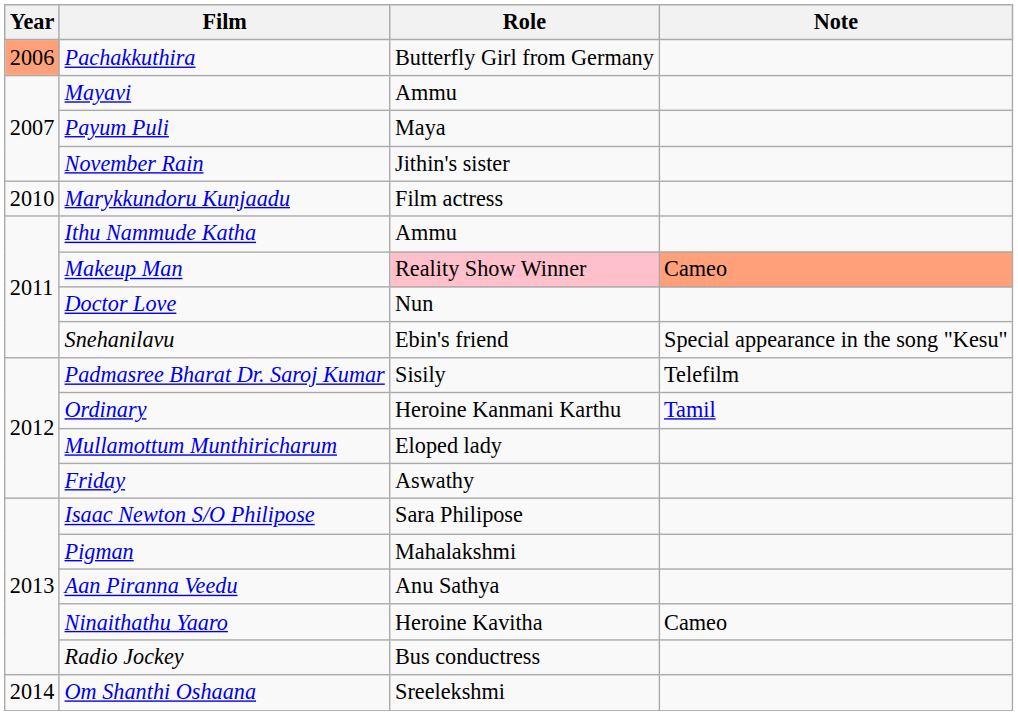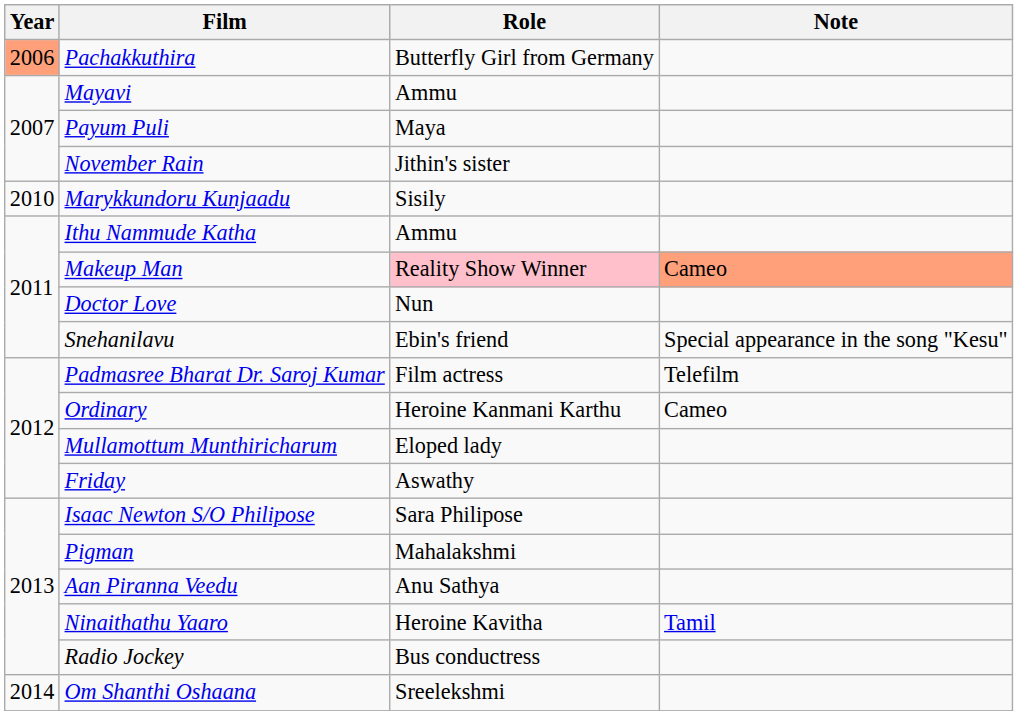(449, 198) Film actress -> (420, 198) Sisily
(420, 374) Sisily -> (449, 374) Film actress
(690, 410) Tamil -> (696, 410) Cameo
(696, 621) Cameo -> (690, 621) Tamil
